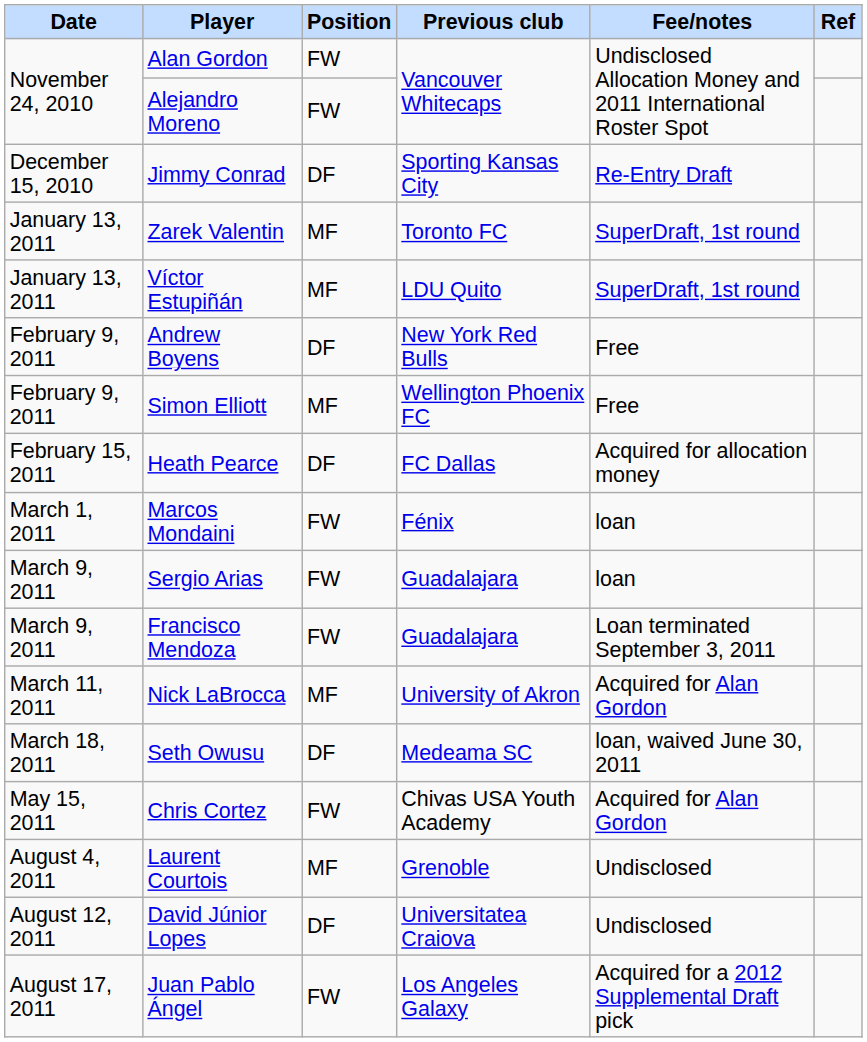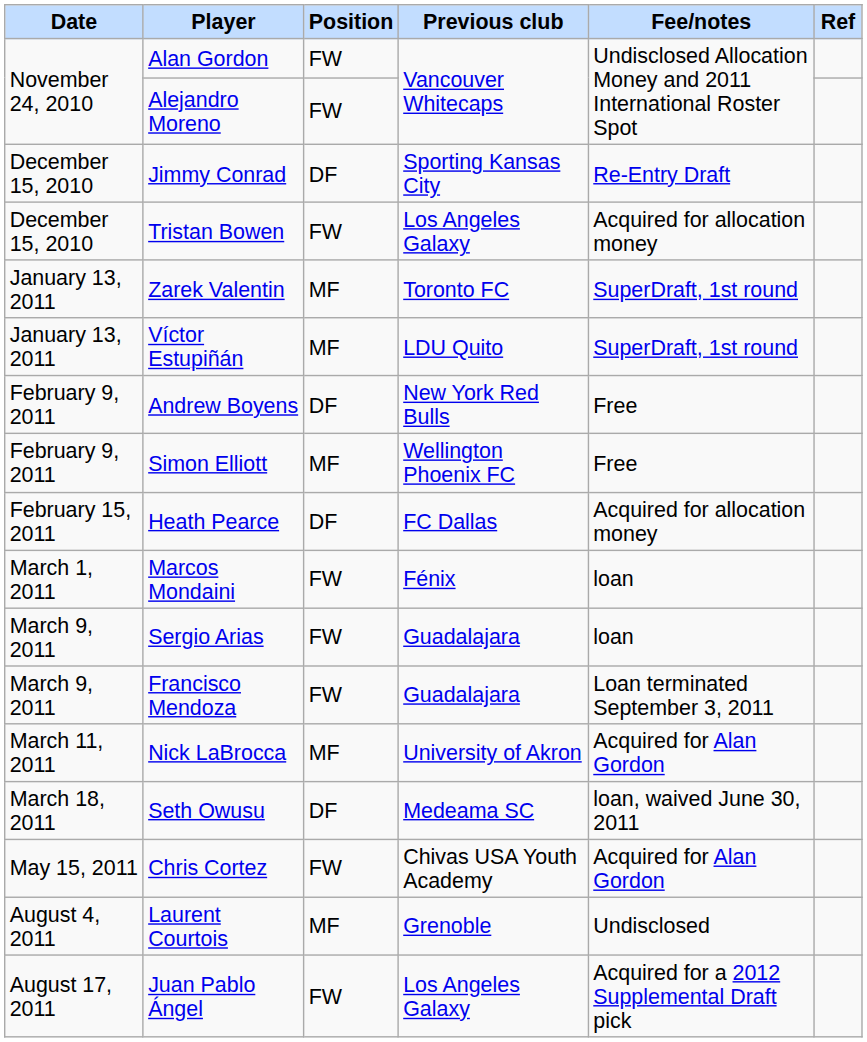+ row: (216, 232)
- row: (207, 926)
